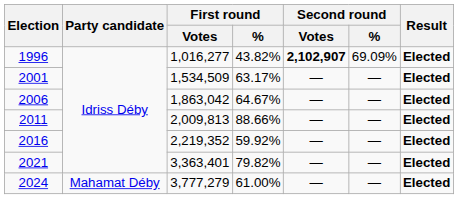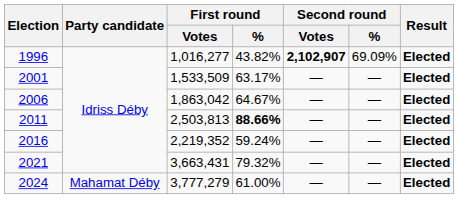(200, 78) 1,534,509 -> (200, 78) 1,533,509
(200, 120) 2,009,813 -> (200, 120) 2,503,813
(258, 120) normal -> (258, 120) bold
(258, 141) 59.92% -> (258, 141) 59.24%
(200, 162) 3,363,401 -> (200, 162) 3,663,431
(258, 162) 79.82% -> (258, 162) 79.32%
